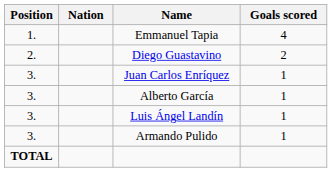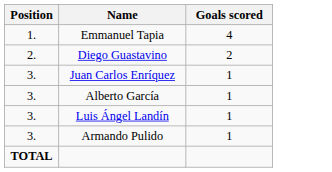- column: (86, 14)
